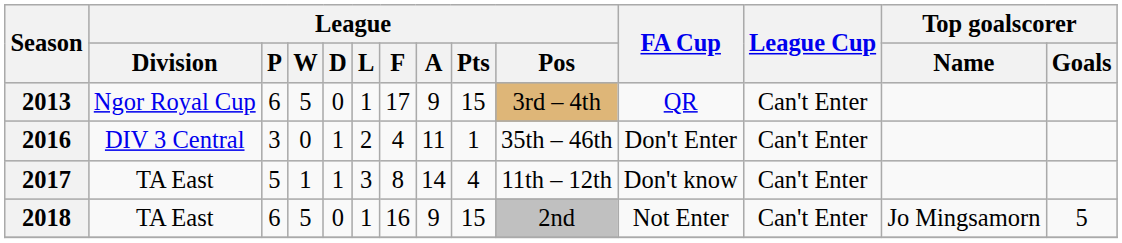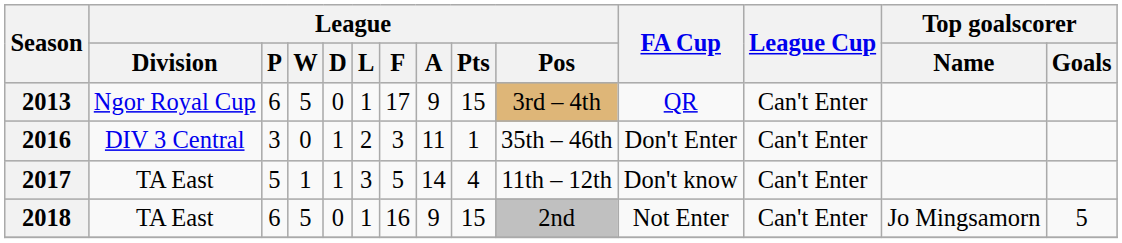(398, 140) 4 -> (398, 140) 3
(398, 179) 8 -> (398, 179) 5
